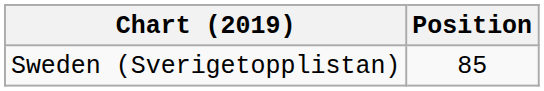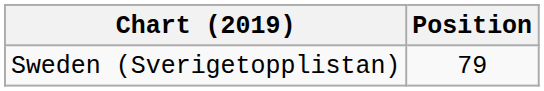(472, 66) 85 -> (472, 66) 79
